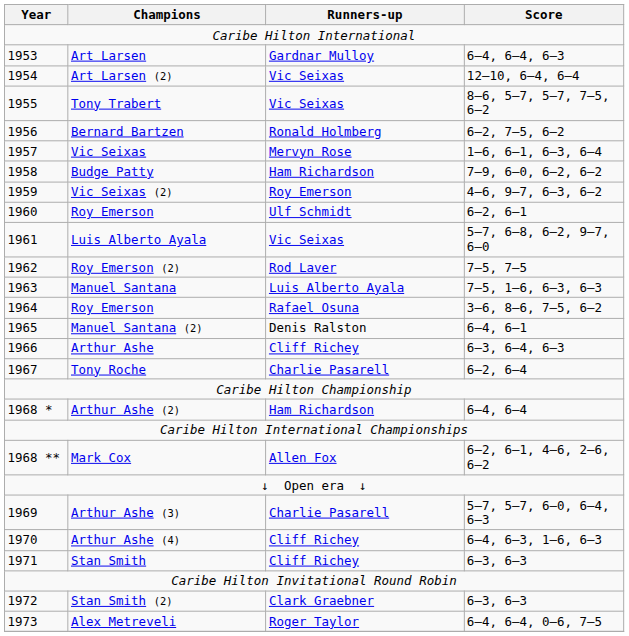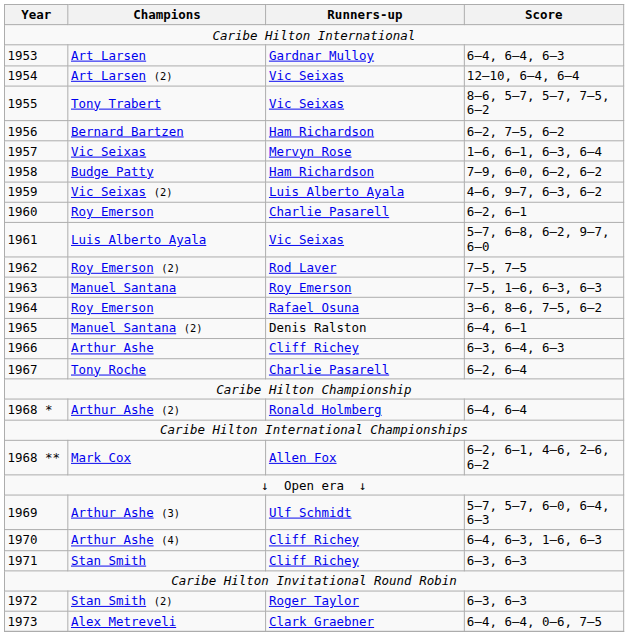(325, 131) Ronald Holmberg -> (322, 131) Ham Richardson
(310, 192) Roy Emerson -> (337, 192) Luis Alberto Ayala
(310, 212) Ulf Schmidt -> (329, 212) Charlie Pasarell
(337, 288) Luis Alberto Ayala -> (310, 288) Roy Emerson
(322, 410) Ham Richardson -> (325, 410) Ronald Holmberg
(329, 513) Charlie Pasarell -> (310, 513) Ulf Schmidt
(322, 601) Clark Graebner -> (314, 601) Roger Taylor
(314, 621) Roger Taylor -> (322, 621) Clark Graebner
